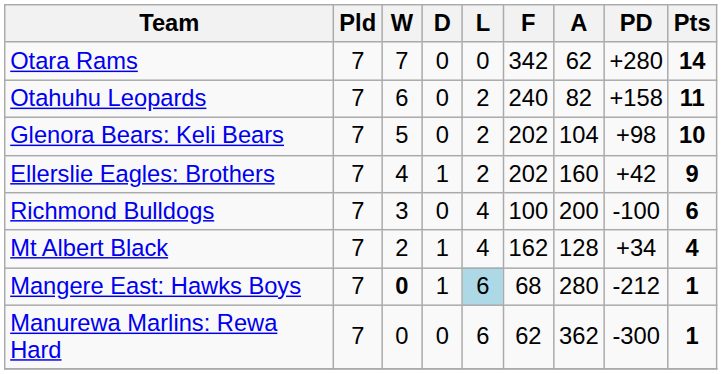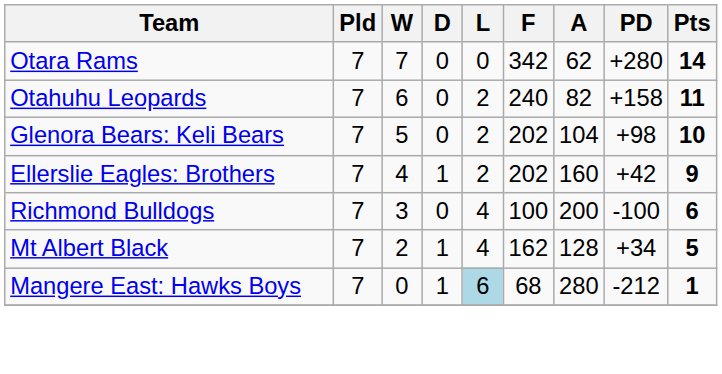(692, 248) 4 -> (692, 248) 5
(402, 286) bold -> (402, 286) normal
- row: (144, 337)
